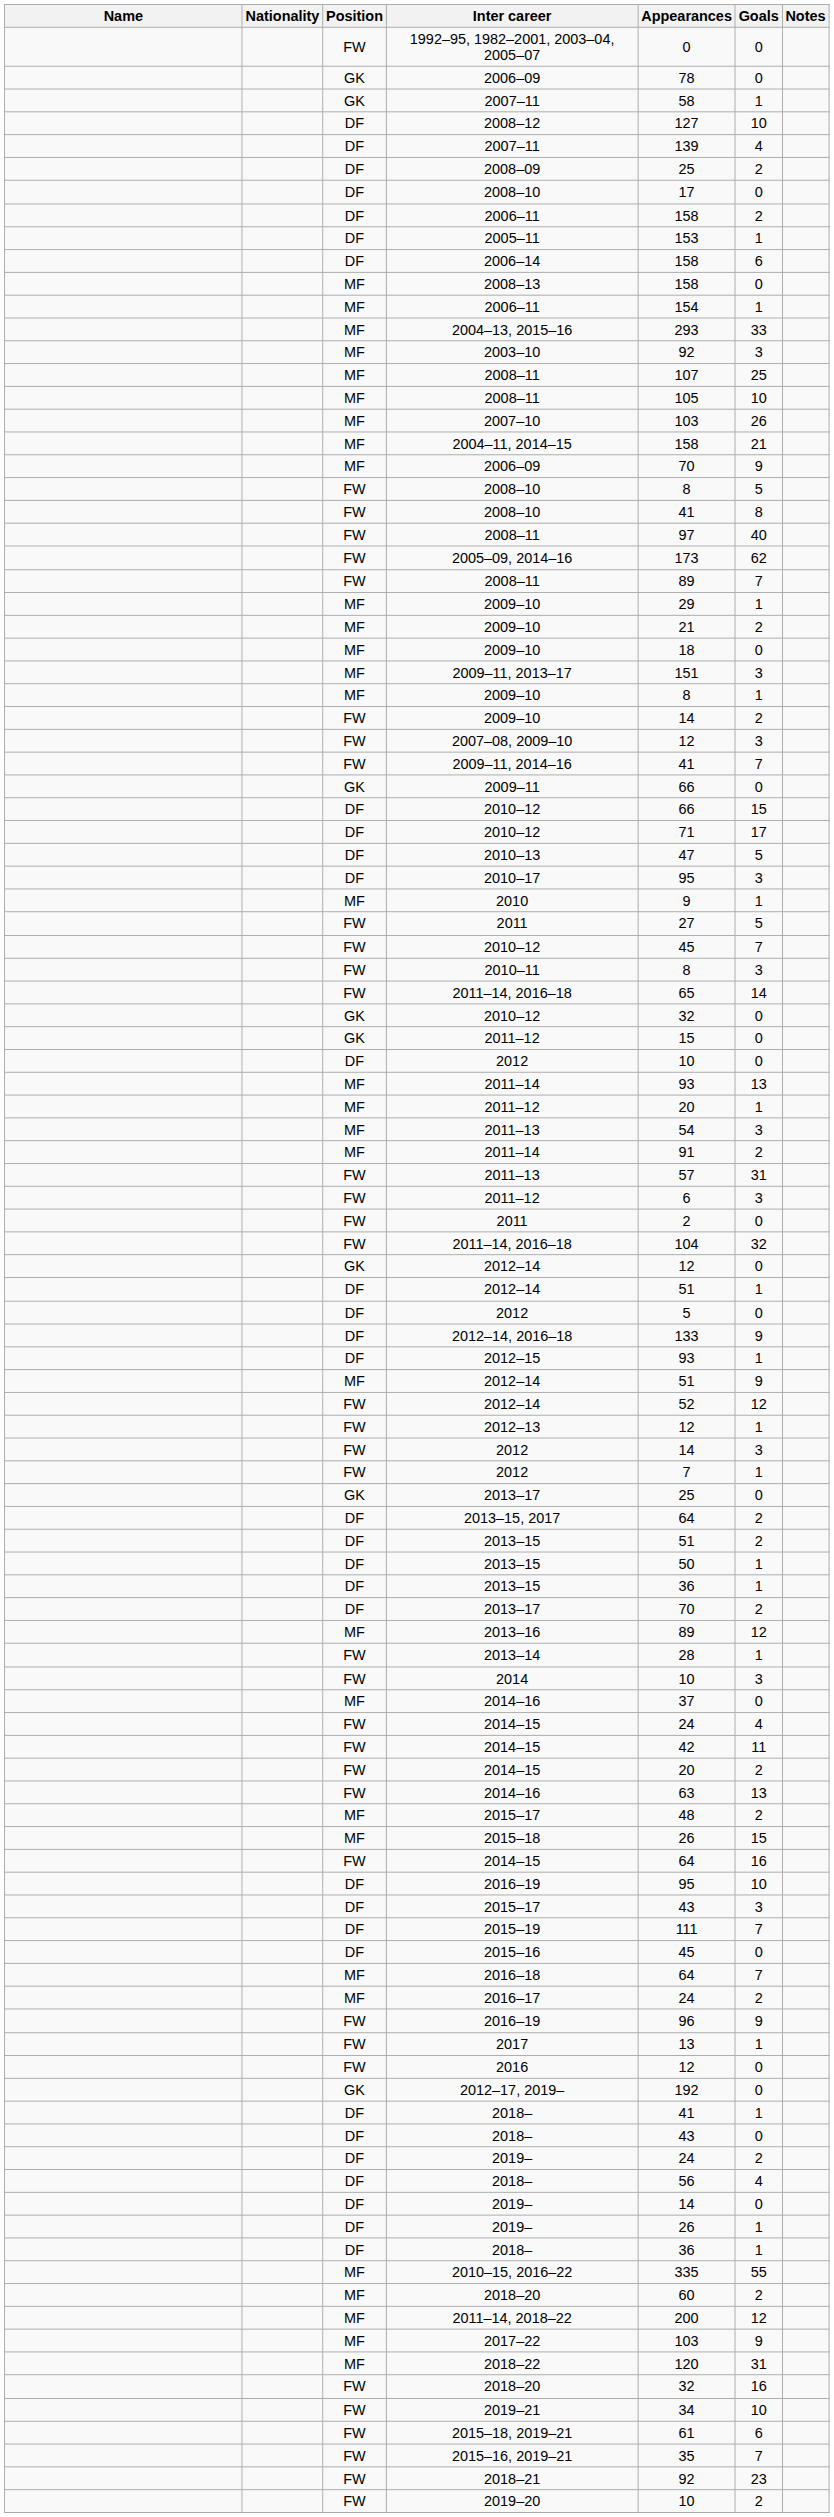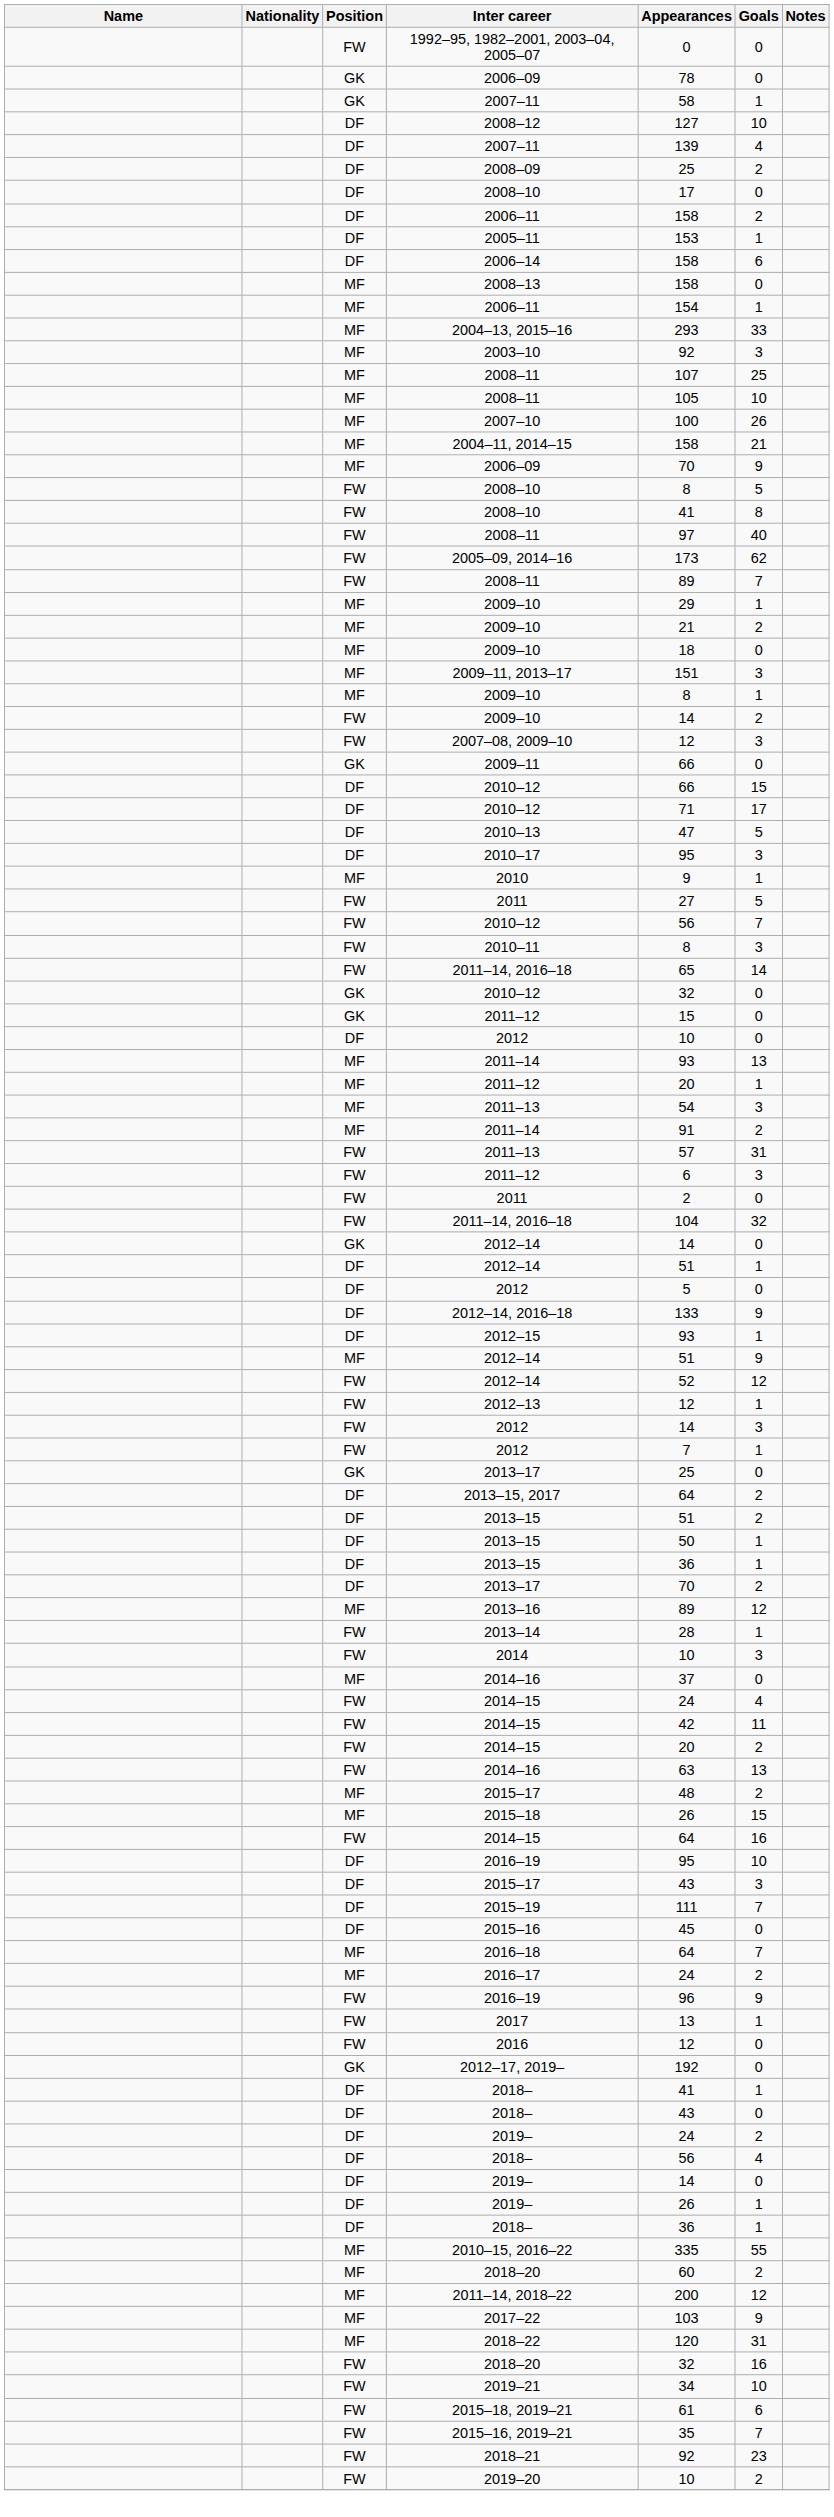(687, 421) 103 -> (687, 421) 100
- row: (354, 764)
(687, 947) 45 -> (687, 924) 56
(687, 1267) 12 -> (687, 1244) 14
